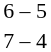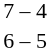rows swapped: (25, 40) <-> (25, 10)
